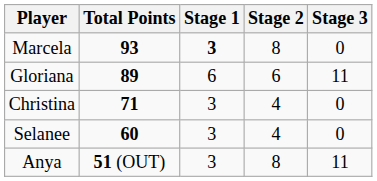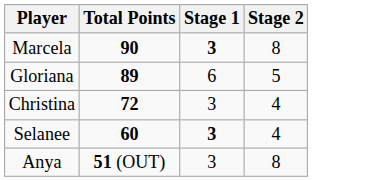- column: (340, 18)
(130, 47) 93 -> (130, 47) 90
(276, 76) 6 -> (276, 76) 5
(130, 104) 71 -> (130, 104) 72
(212, 133) normal -> (212, 133) bold
